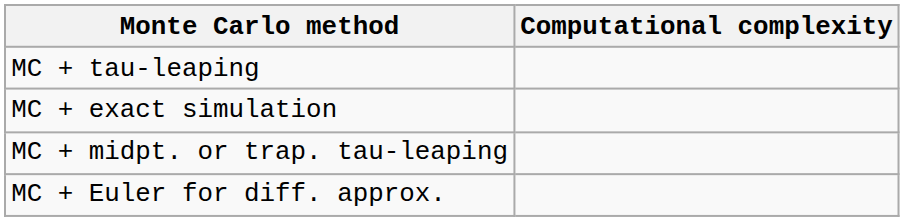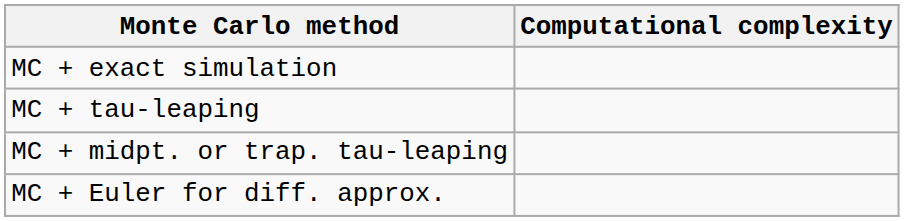rows swapped: (174, 110) <-> (135, 68)
